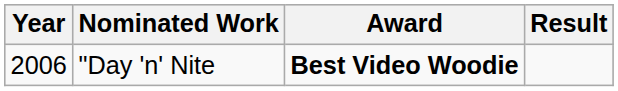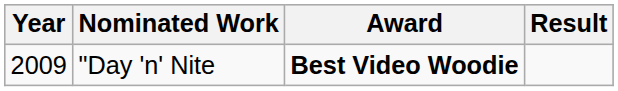(39, 64) 2006 -> (39, 64) 2009
